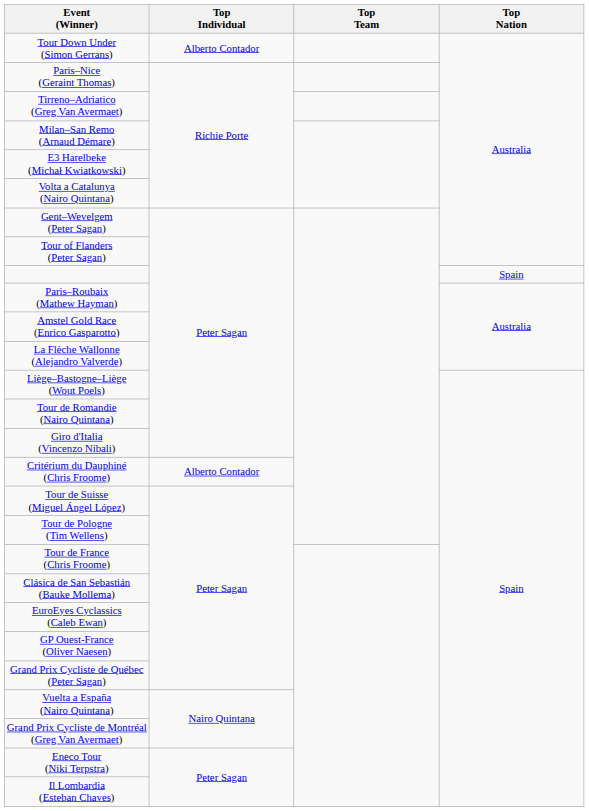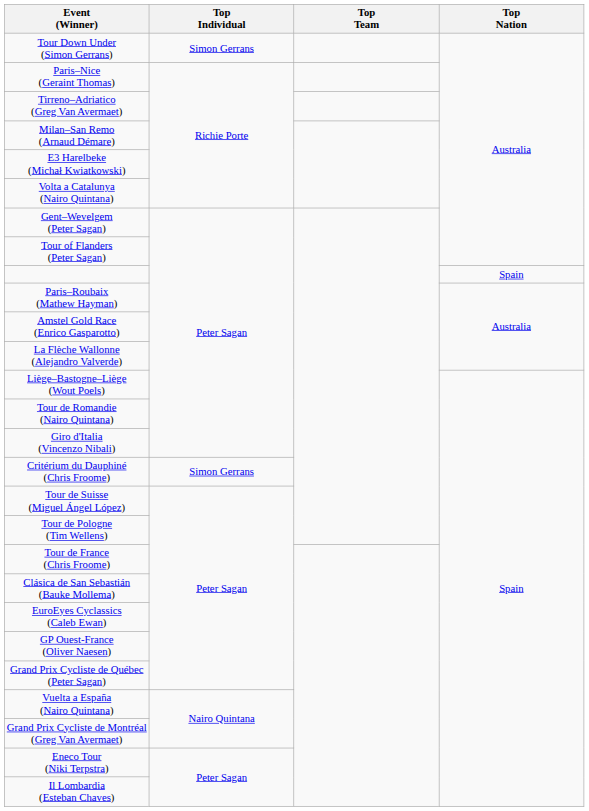(222, 48) Alberto Contador -> (222, 48) Simon Gerrans
(222, 471) Alberto Contador -> (222, 471) Simon Gerrans
